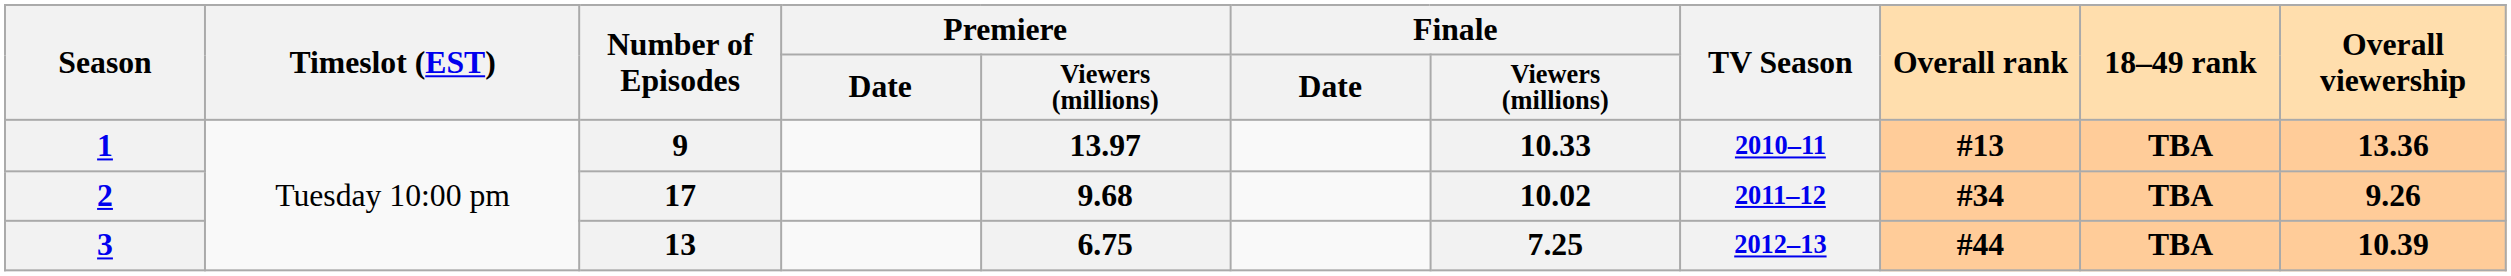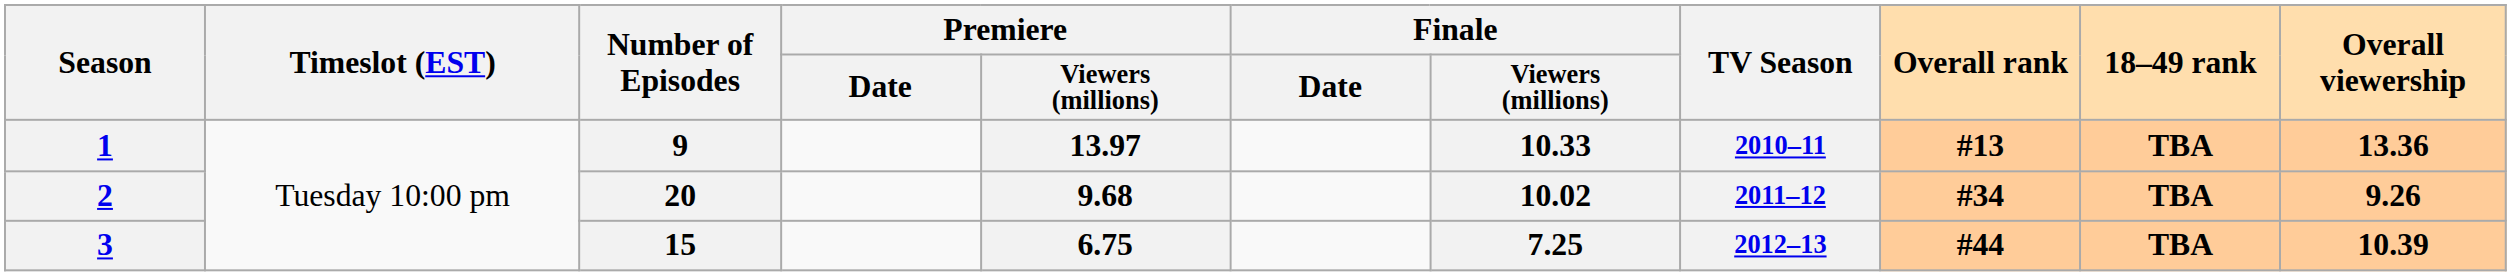(680, 195) 17 -> (680, 195) 20
(680, 245) 13 -> (680, 245) 15
